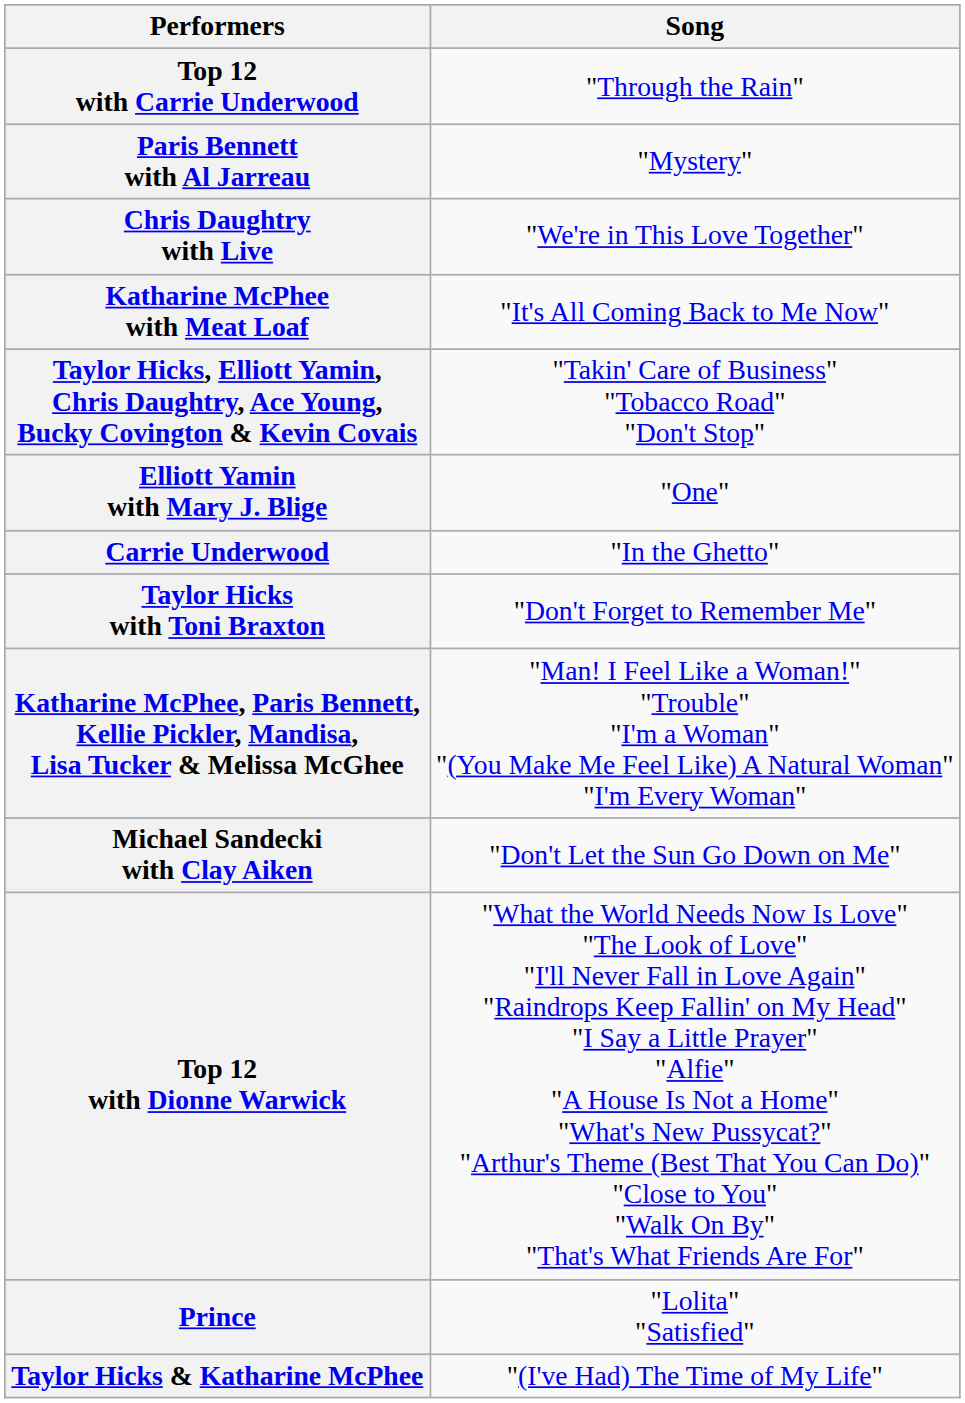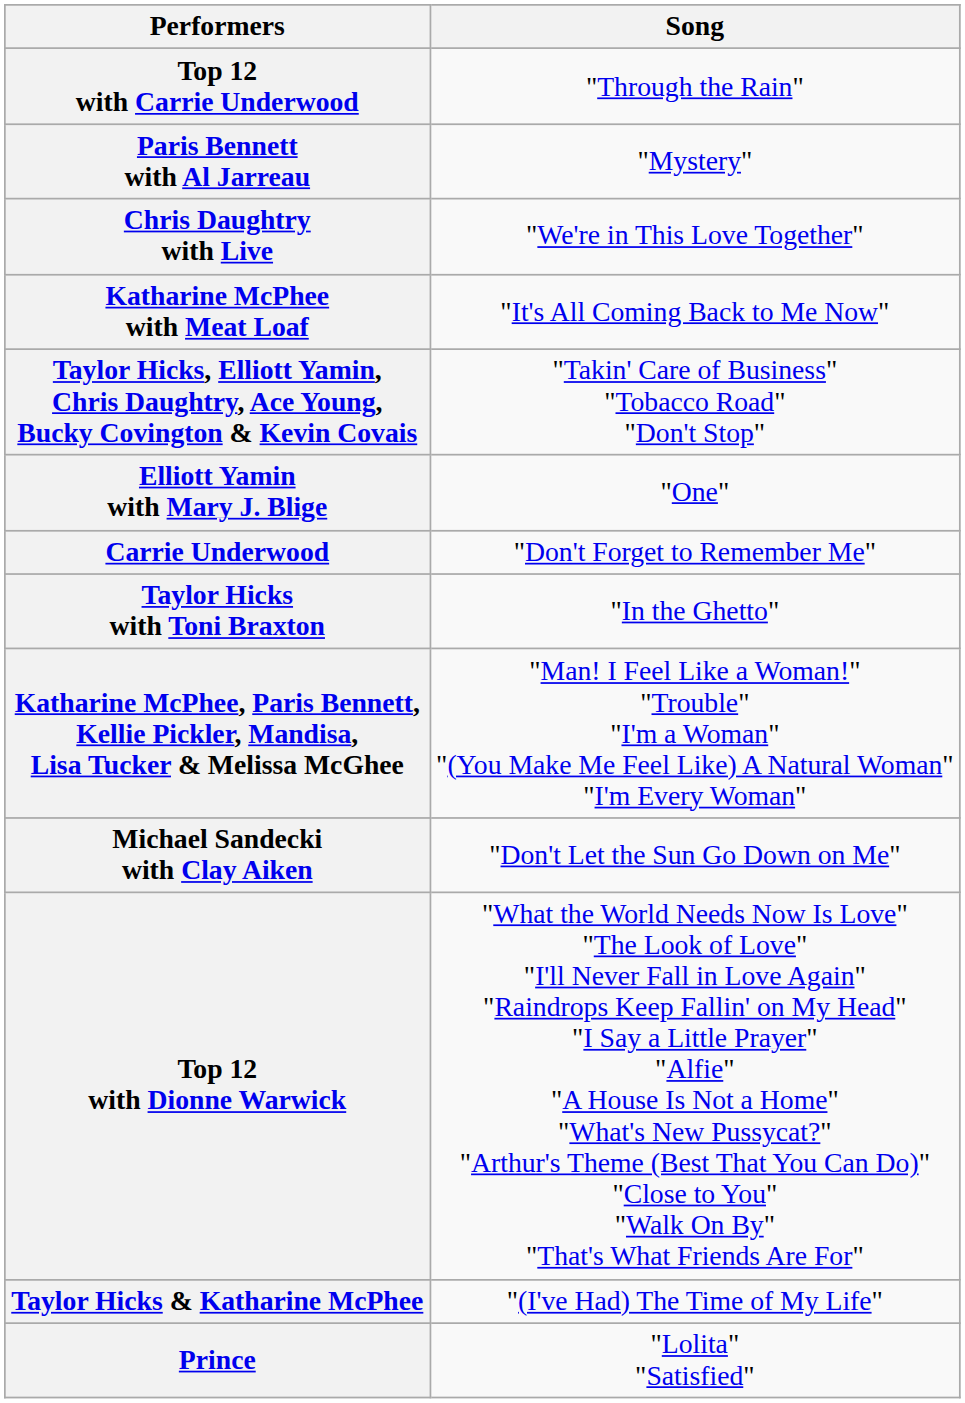(695, 551) "In the Ghetto" -> (695, 551) "Don't Forget to Remember Me"
(695, 611) "Don't Forget to Remember Me" -> (695, 611) "In the Ghetto"
rows swapped: (217, 1316) <-> (217, 1375)
